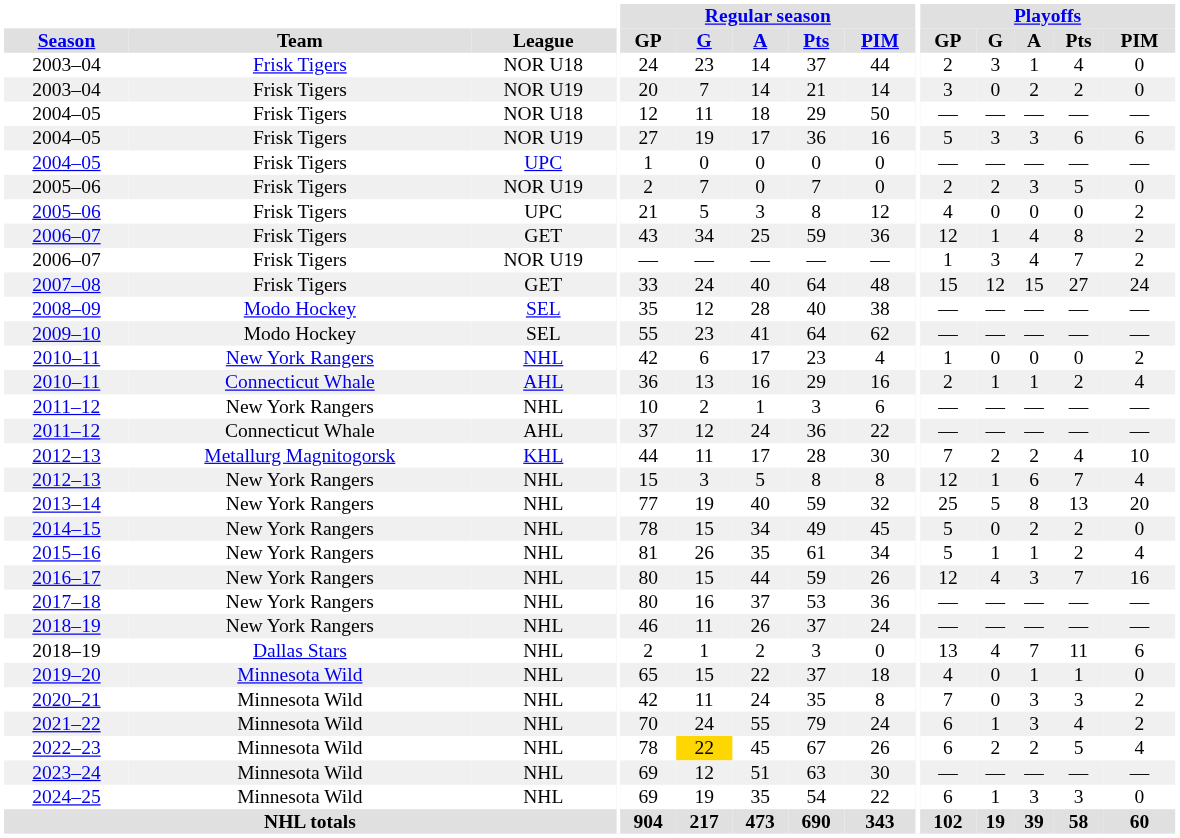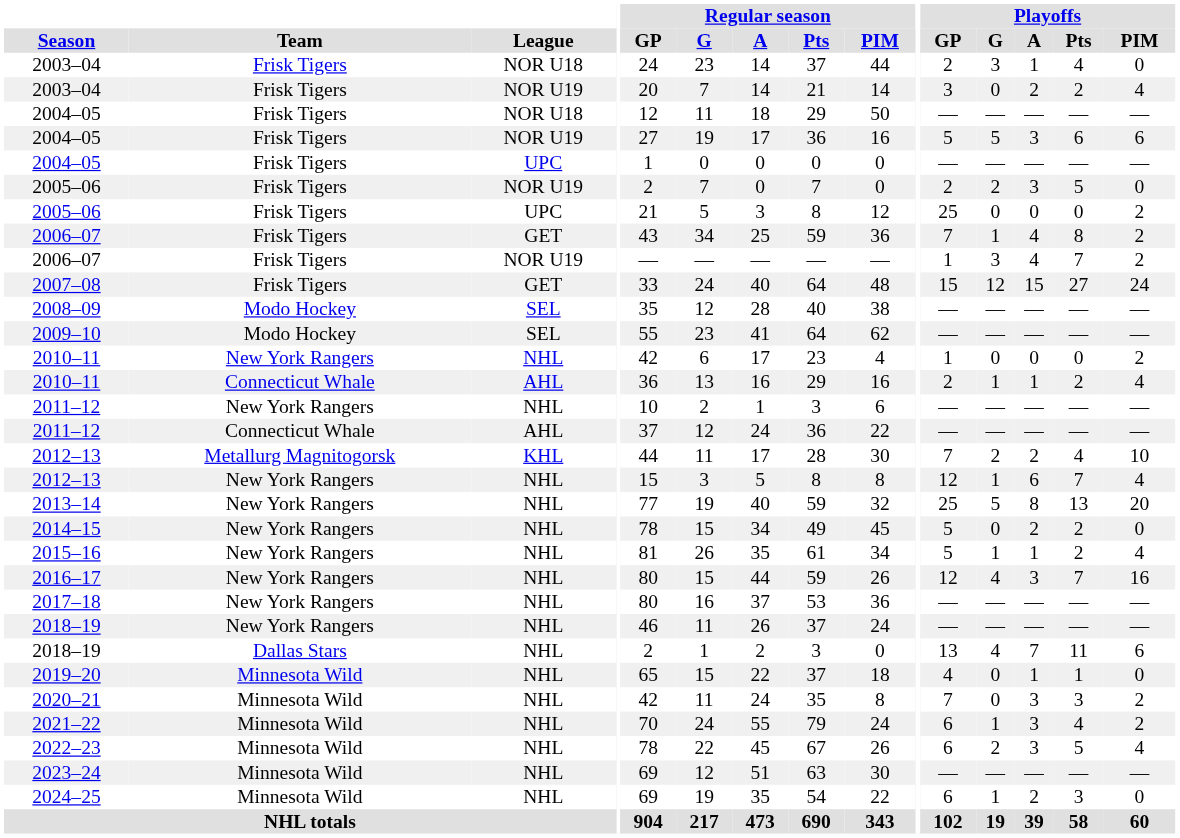(1139, 89) 0 -> (1139, 89) 4
(995, 138) 3 -> (995, 138) 5
(948, 211) 4 -> (948, 211) 25
(948, 235) 12 -> (948, 235) 7
(704, 748) gold background -> (704, 748) no background
(1034, 748) 2 -> (1034, 748) 3
(1034, 796) 3 -> (1034, 796) 2
